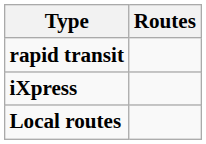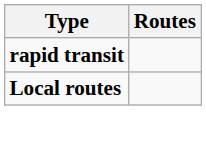- row: (43, 88)
